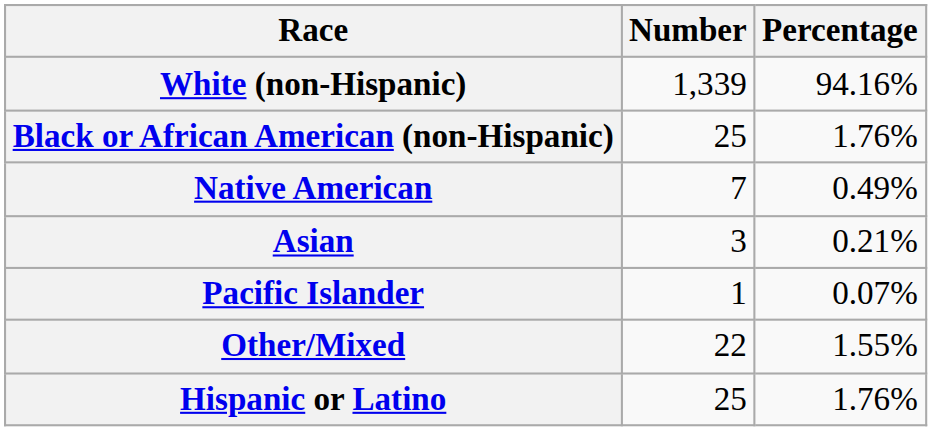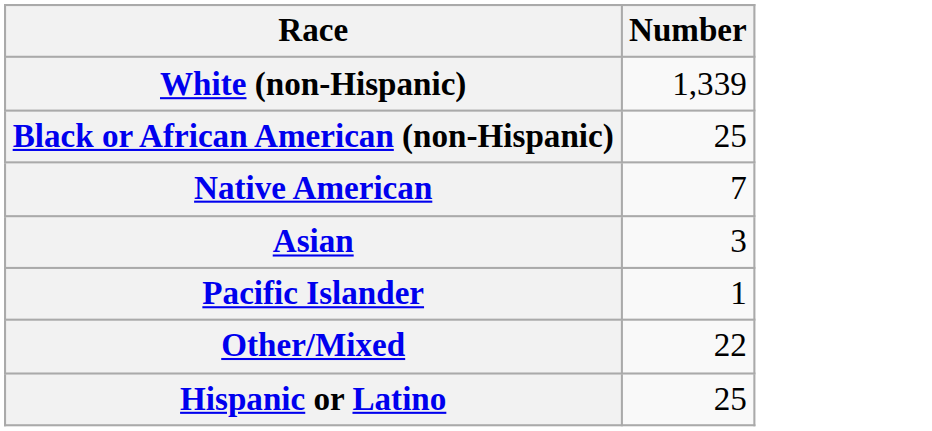- column: (840, 30)
